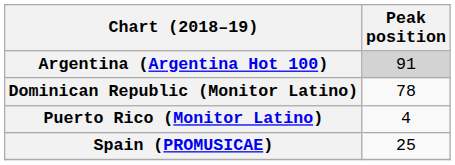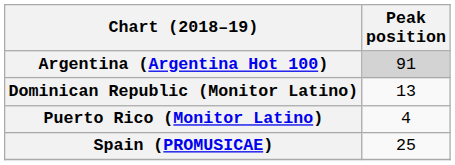(406, 92) 78 -> (406, 92) 13
